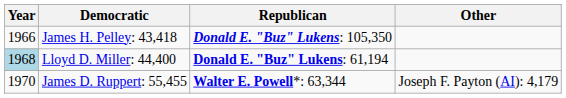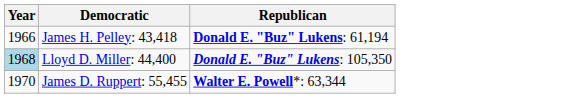- column: (478, 15)
(293, 37) Donald E. "Buz" Lukens: 105,350 -> (291, 37) Donald E. "Buz" Lukens: 61,194
(291, 59) Donald E. "Buz" Lukens: 61,194 -> (293, 59) Donald E. "Buz" Lukens: 105,350
